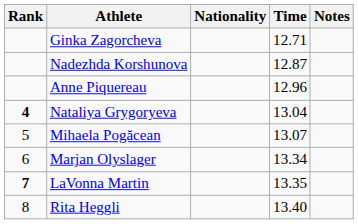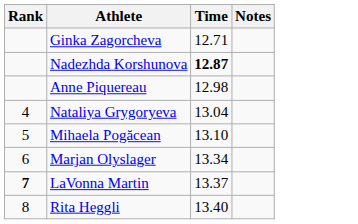- column: (230, 16)
(290, 64) normal -> (211, 64) bold
(290, 87) 12.96 -> (211, 87) 12.98
(25, 111) bold -> (25, 111) normal
(290, 135) 13.07 -> (211, 135) 13.10
(290, 183) 13.35 -> (211, 183) 13.37
